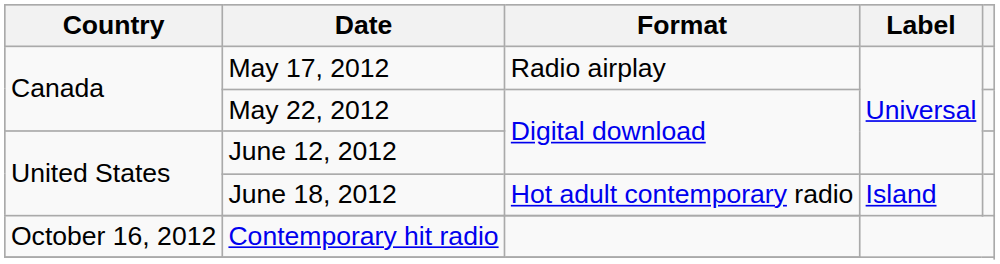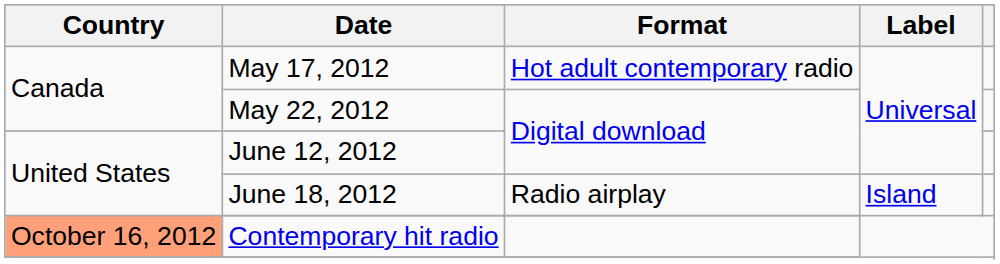(588, 67) Radio airplay -> (682, 67) Hot adult contemporary radio
(682, 194) Hot adult contemporary radio -> (588, 194) Radio airplay
(114, 236) no background -> (114, 236) lightsalmon background
